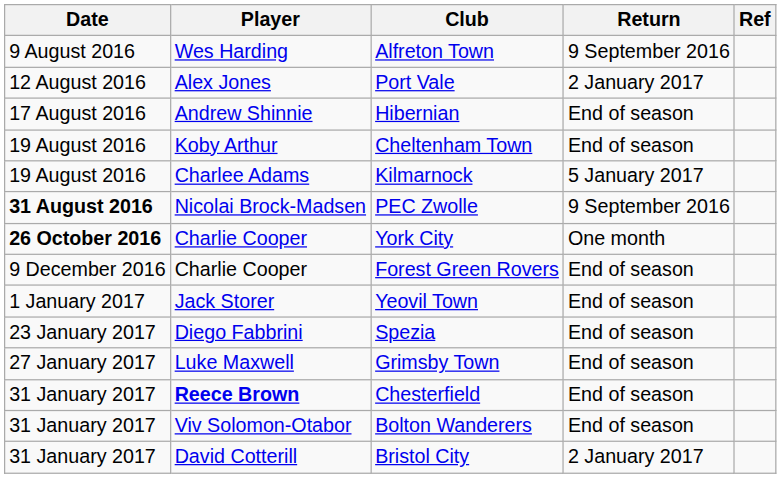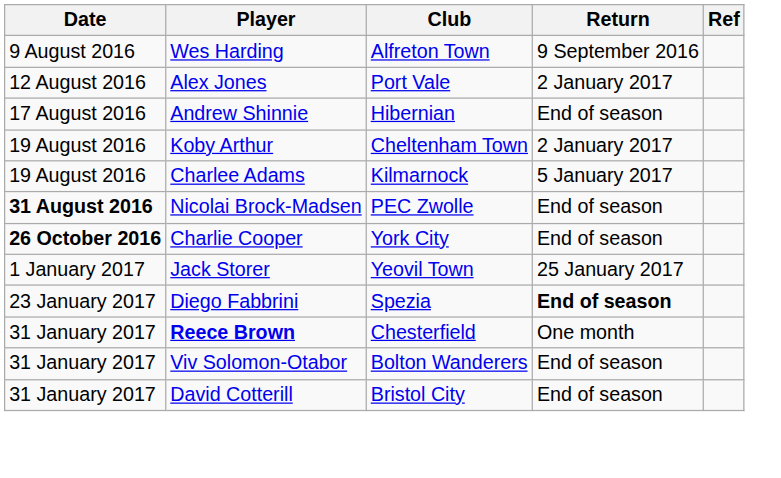(631, 144) End of season -> (605, 144) 2 January 2017
(649, 207) 9 September 2016 -> (600, 207) End of season
(617, 238) One month -> (600, 238) End of season
- row: (467, 269)
(631, 301) End of season -> (610, 269) 25 January 2017
(631, 332) normal -> (604, 301) bold
- row: (437, 363)
(631, 394) End of season -> (586, 332) One month
(636, 457) 2 January 2017 -> (600, 394) End of season
